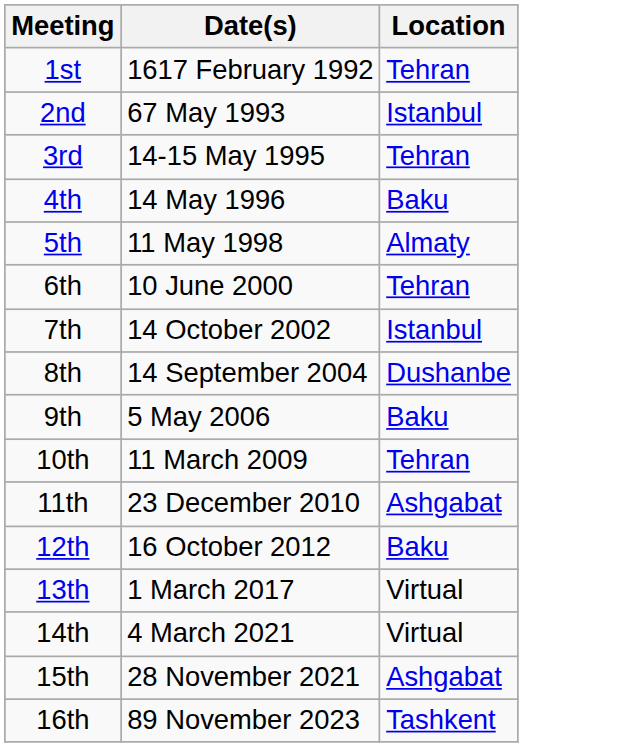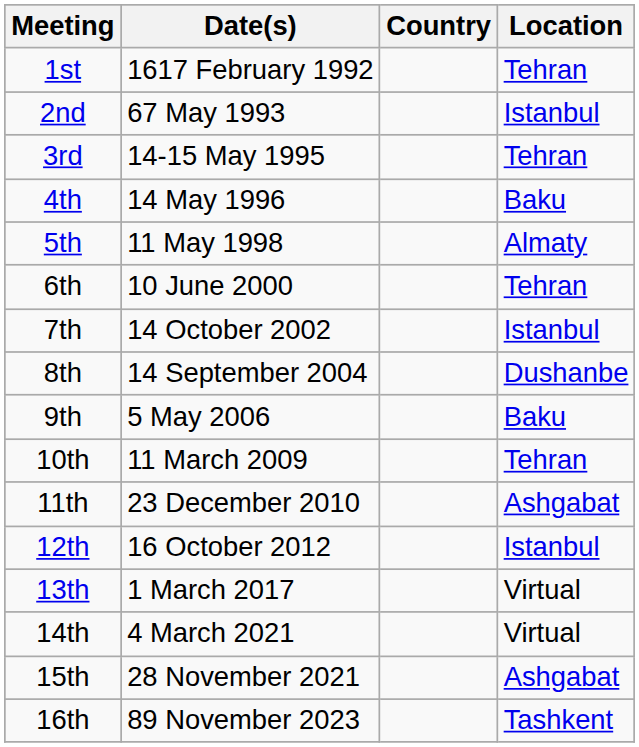+ column: (439, 26)
(417, 546) Baku -> (552, 546) Istanbul
